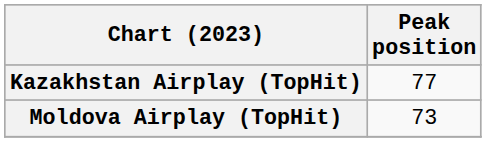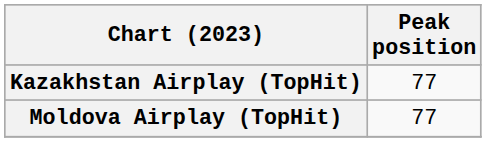(424, 118) 73 -> (424, 118) 77
